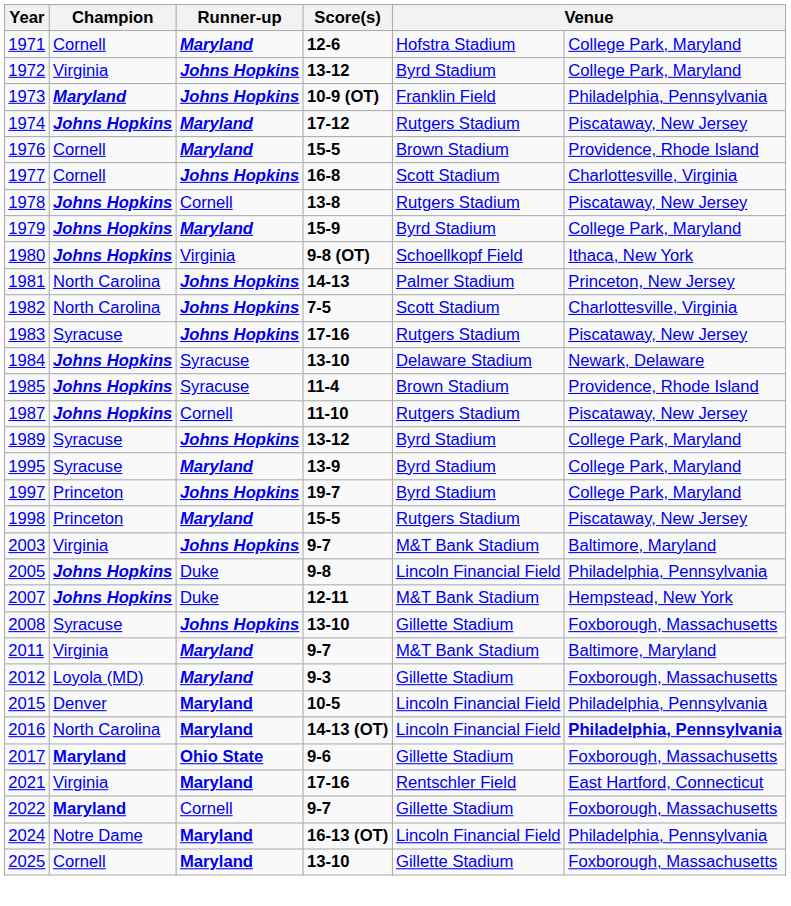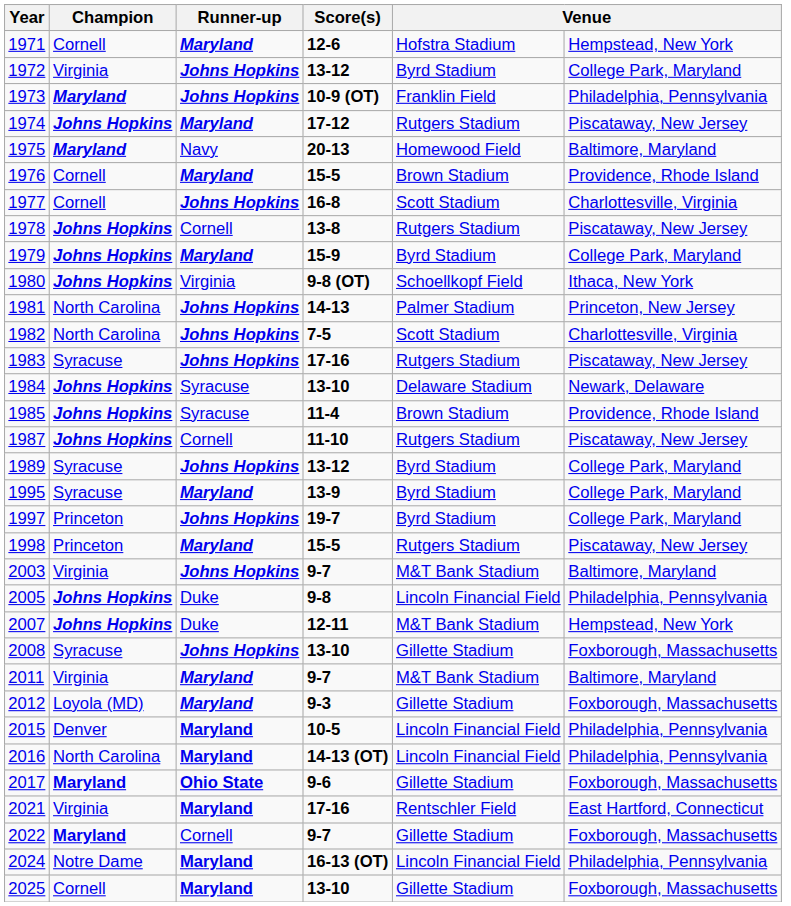(655, 44) College Park, Maryland -> (651, 44) Hempstead, New York
+ row: (27, 149)
(675, 730) bold -> (668, 756) normal
